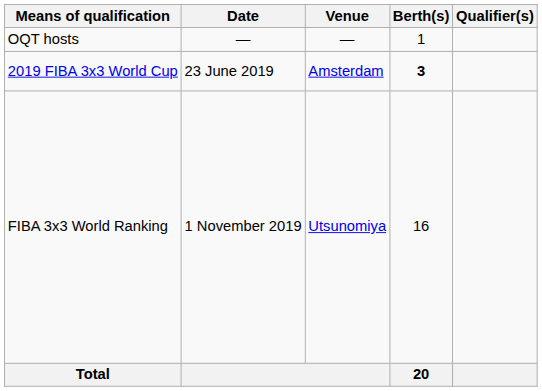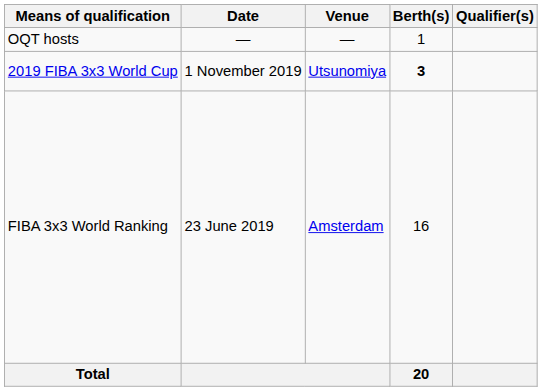(229, 71) 23 June 2019 -> (243, 71) 1 November 2019
(346, 71) Amsterdam -> (347, 71) Utsunomiya
(243, 226) 1 November 2019 -> (229, 226) 23 June 2019
(347, 226) Utsunomiya -> (346, 226) Amsterdam
